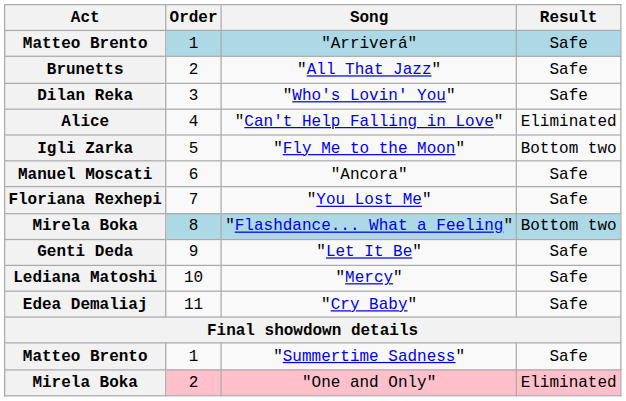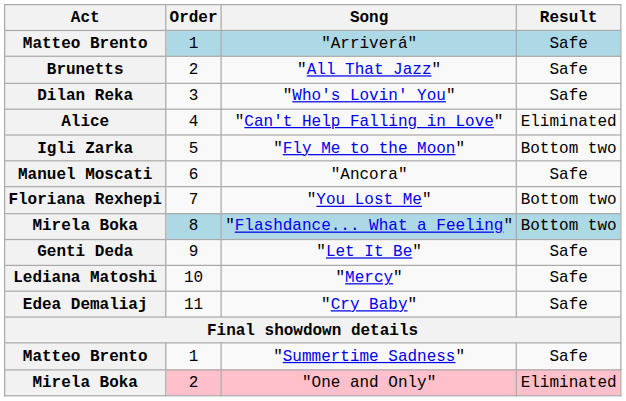(569, 200) Safe -> (569, 200) Bottom two
